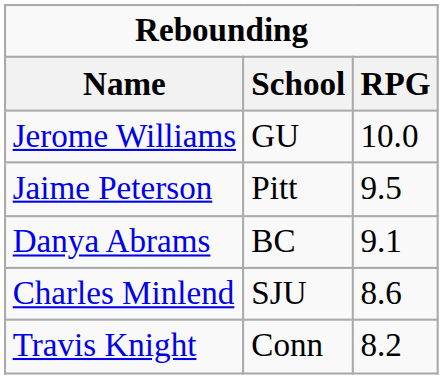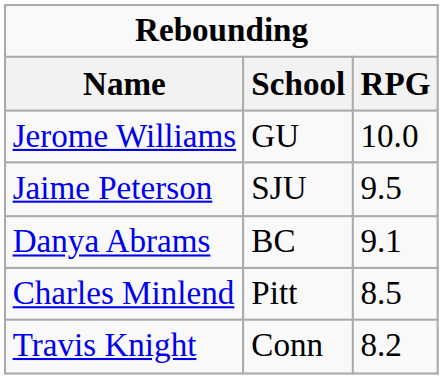(274, 188) Pitt -> (279, 188) SJU
(279, 293) SJU -> (274, 293) Pitt
(381, 293) 8.6 -> (381, 293) 8.5
